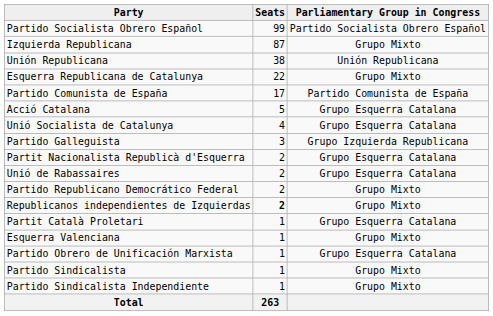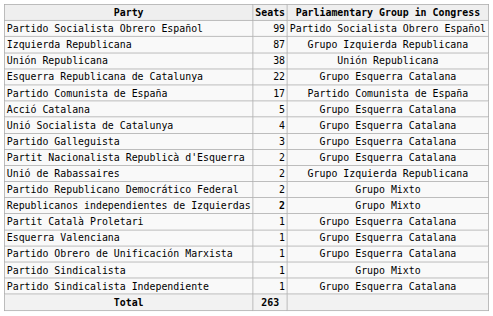(388, 45) Grupo Mixto -> (388, 45) Grupo Izquierda Republicana
(388, 77) Grupo Mixto -> (388, 77) Grupo Esquerra Catalana
(388, 141) Grupo Izquierda Republicana -> (388, 141) Grupo Esquerra Catalana
(388, 173) Grupo Esquerra Catalana -> (388, 173) Grupo Izquierda Republicana
(388, 238) Grupo Mixto -> (388, 238) Grupo Esquerra Catalana
(388, 286) Grupo Mixto -> (388, 286) Grupo Esquerra Catalana
